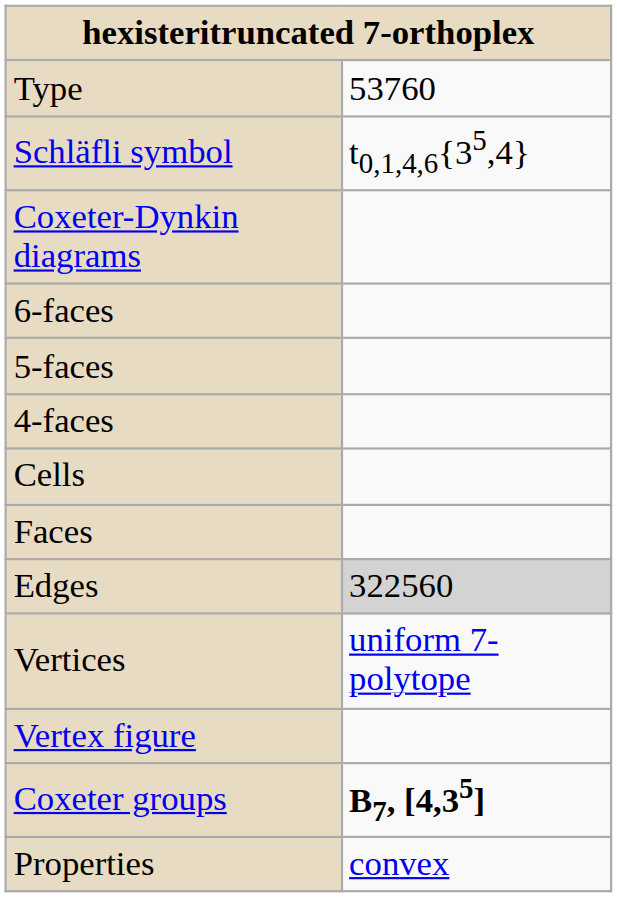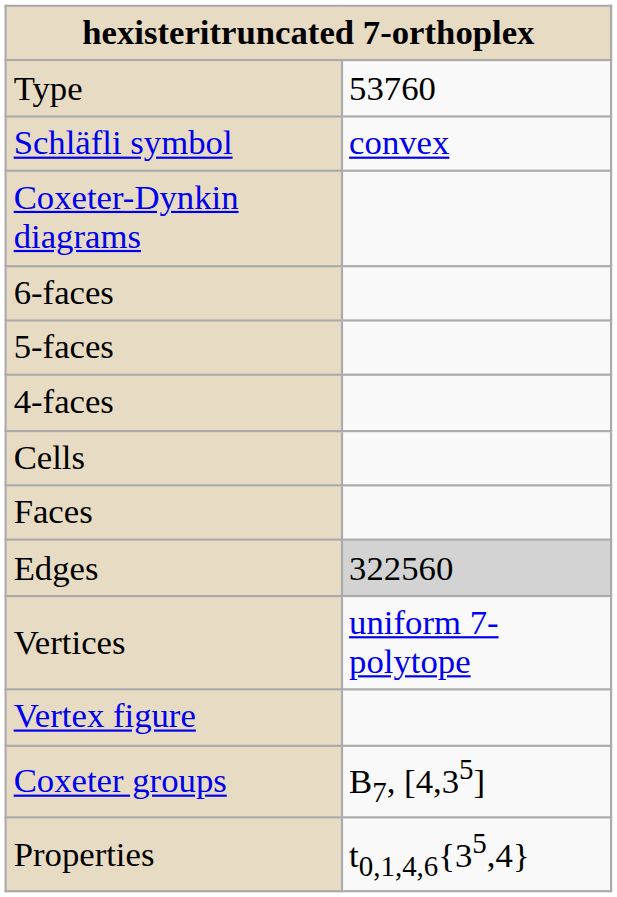(439, 152) t0,1,4,6{35,4} -> (399, 142) convex
(417, 799) bold -> (417, 780) normal
(399, 863) convex -> (439, 854) t0,1,4,6{35,4}
